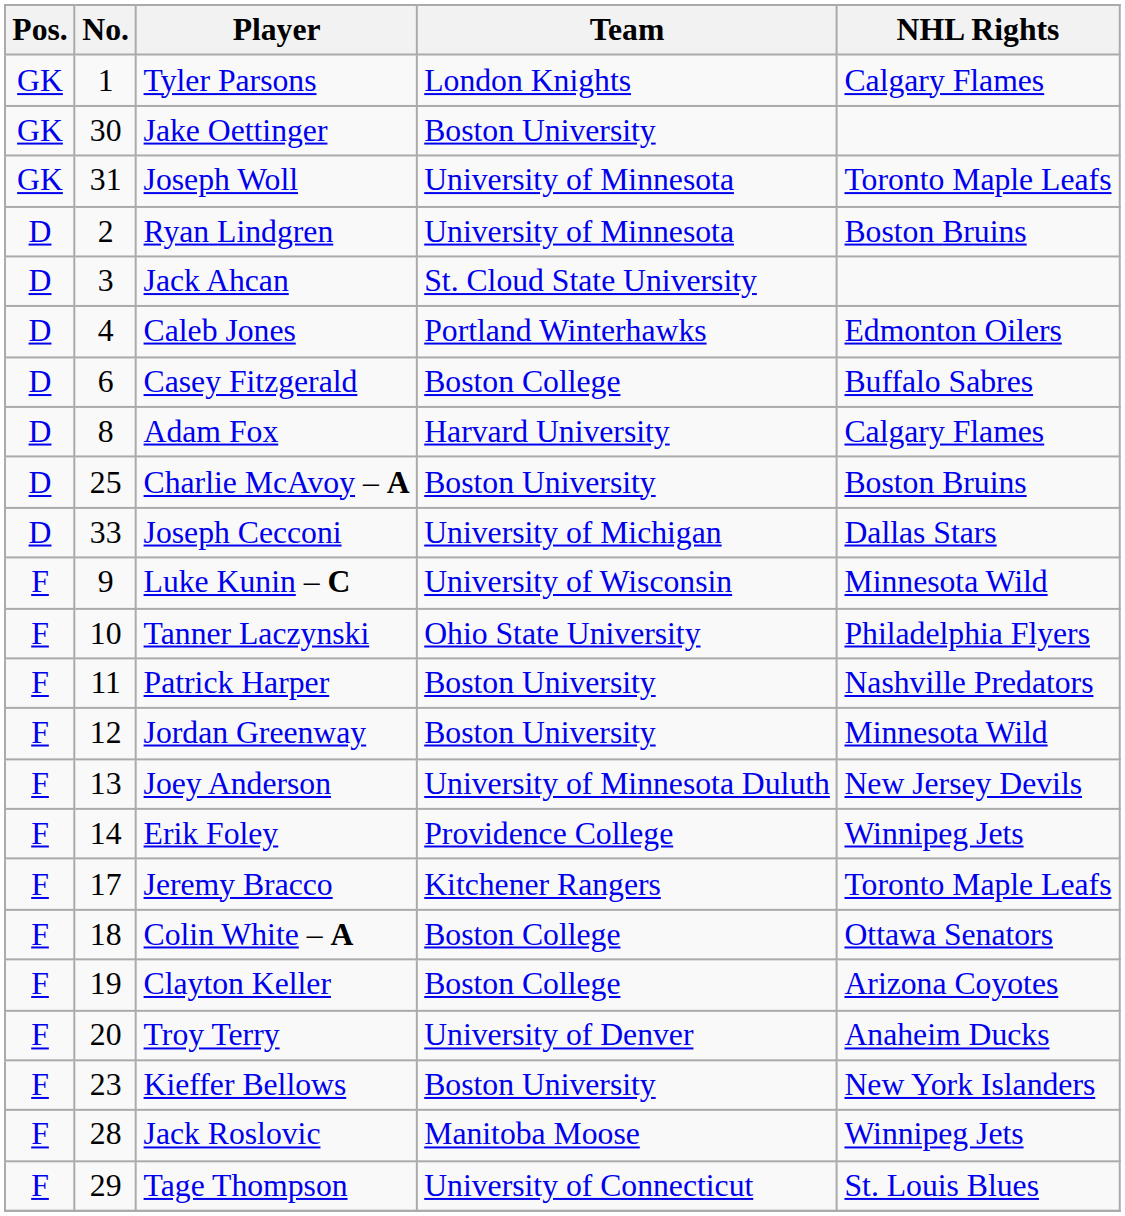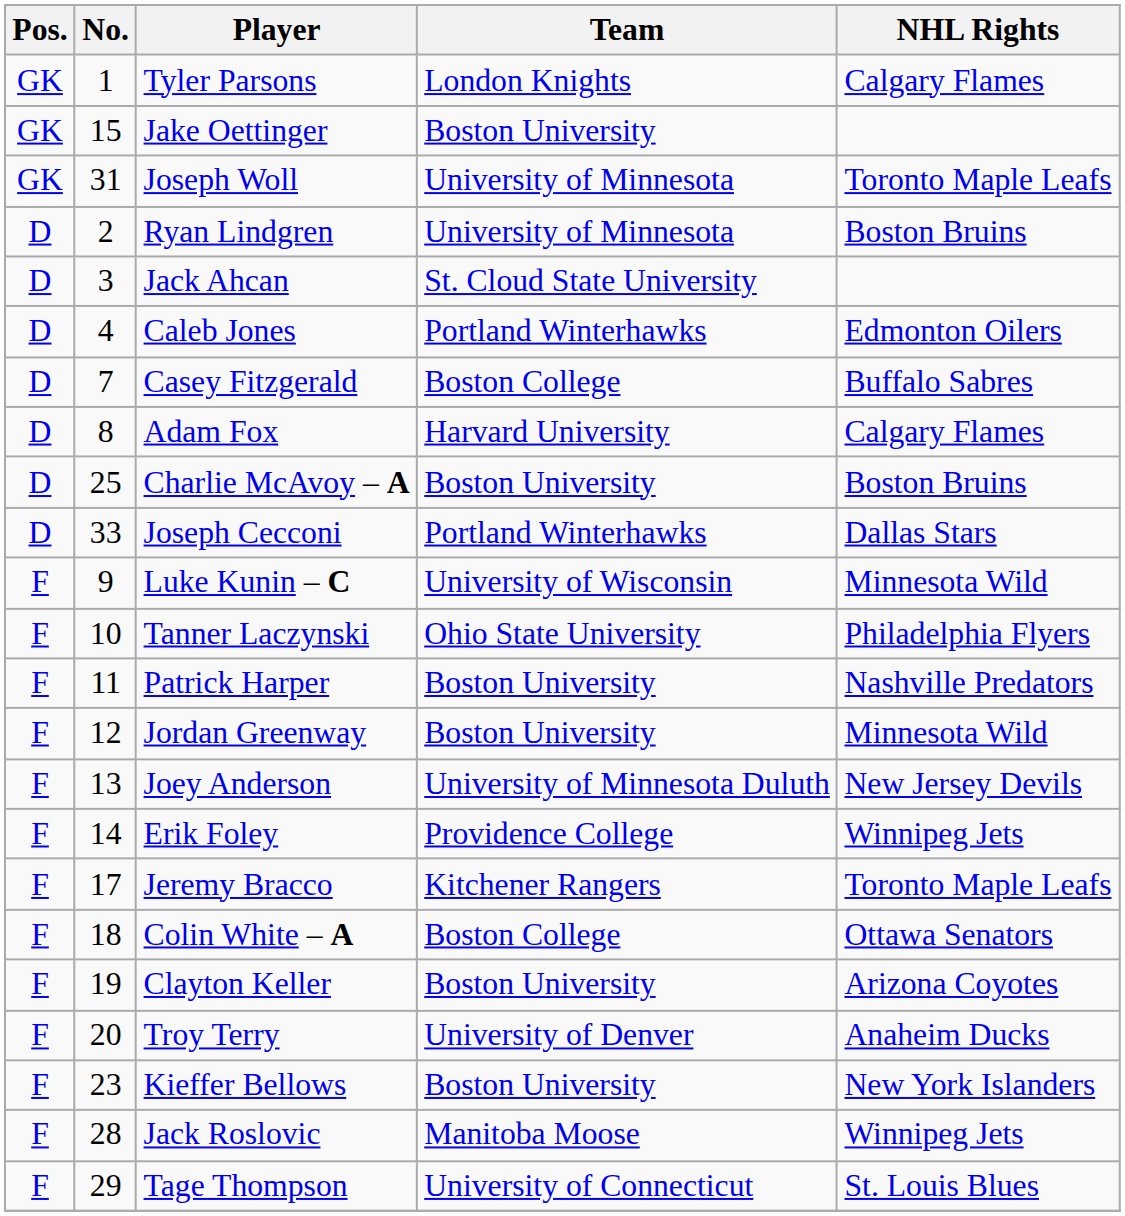(106, 130) 30 -> (106, 130) 15
(106, 381) 6 -> (106, 381) 7
(573, 532) University of Michigan -> (565, 532) Portland Winterhawks
(522, 984) Boston College -> (540, 984) Boston University
